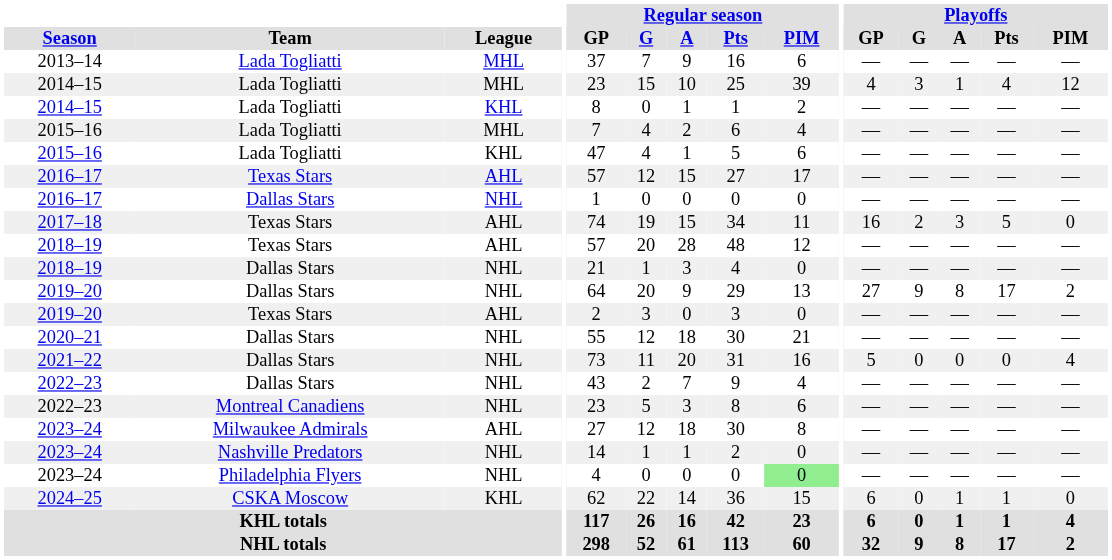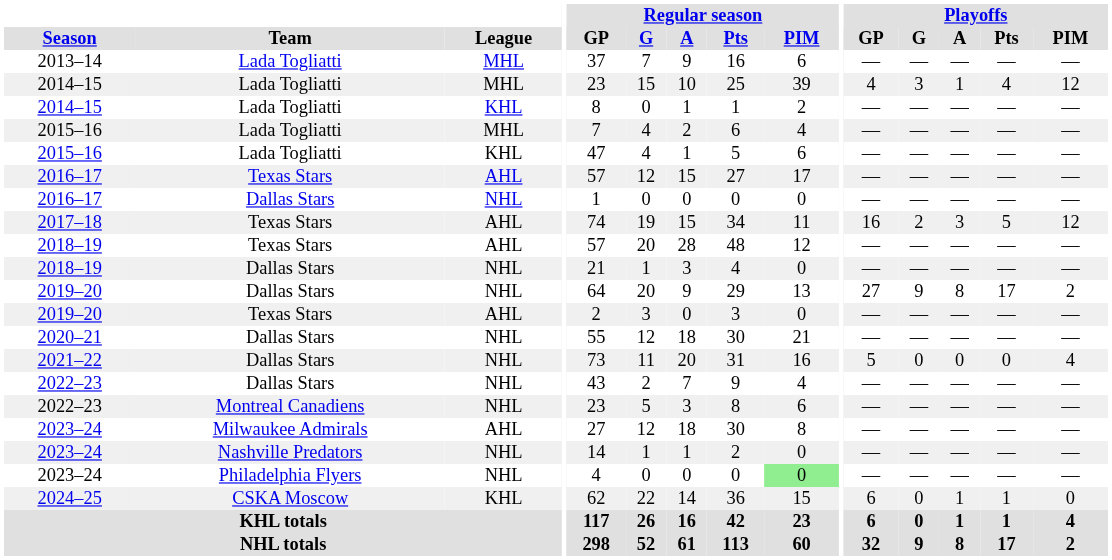(1070, 222) 0 -> (1070, 222) 12
